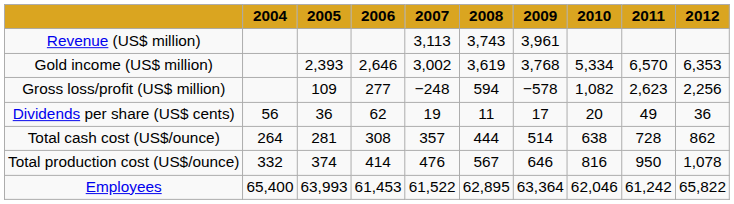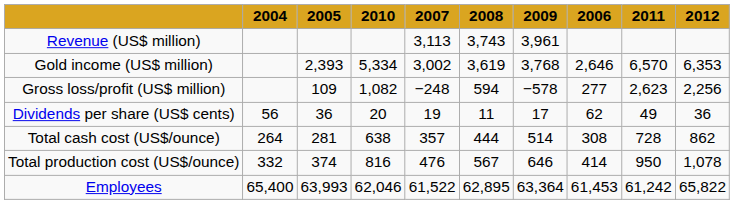columns swapped: (378, 16) <-> (594, 16)
